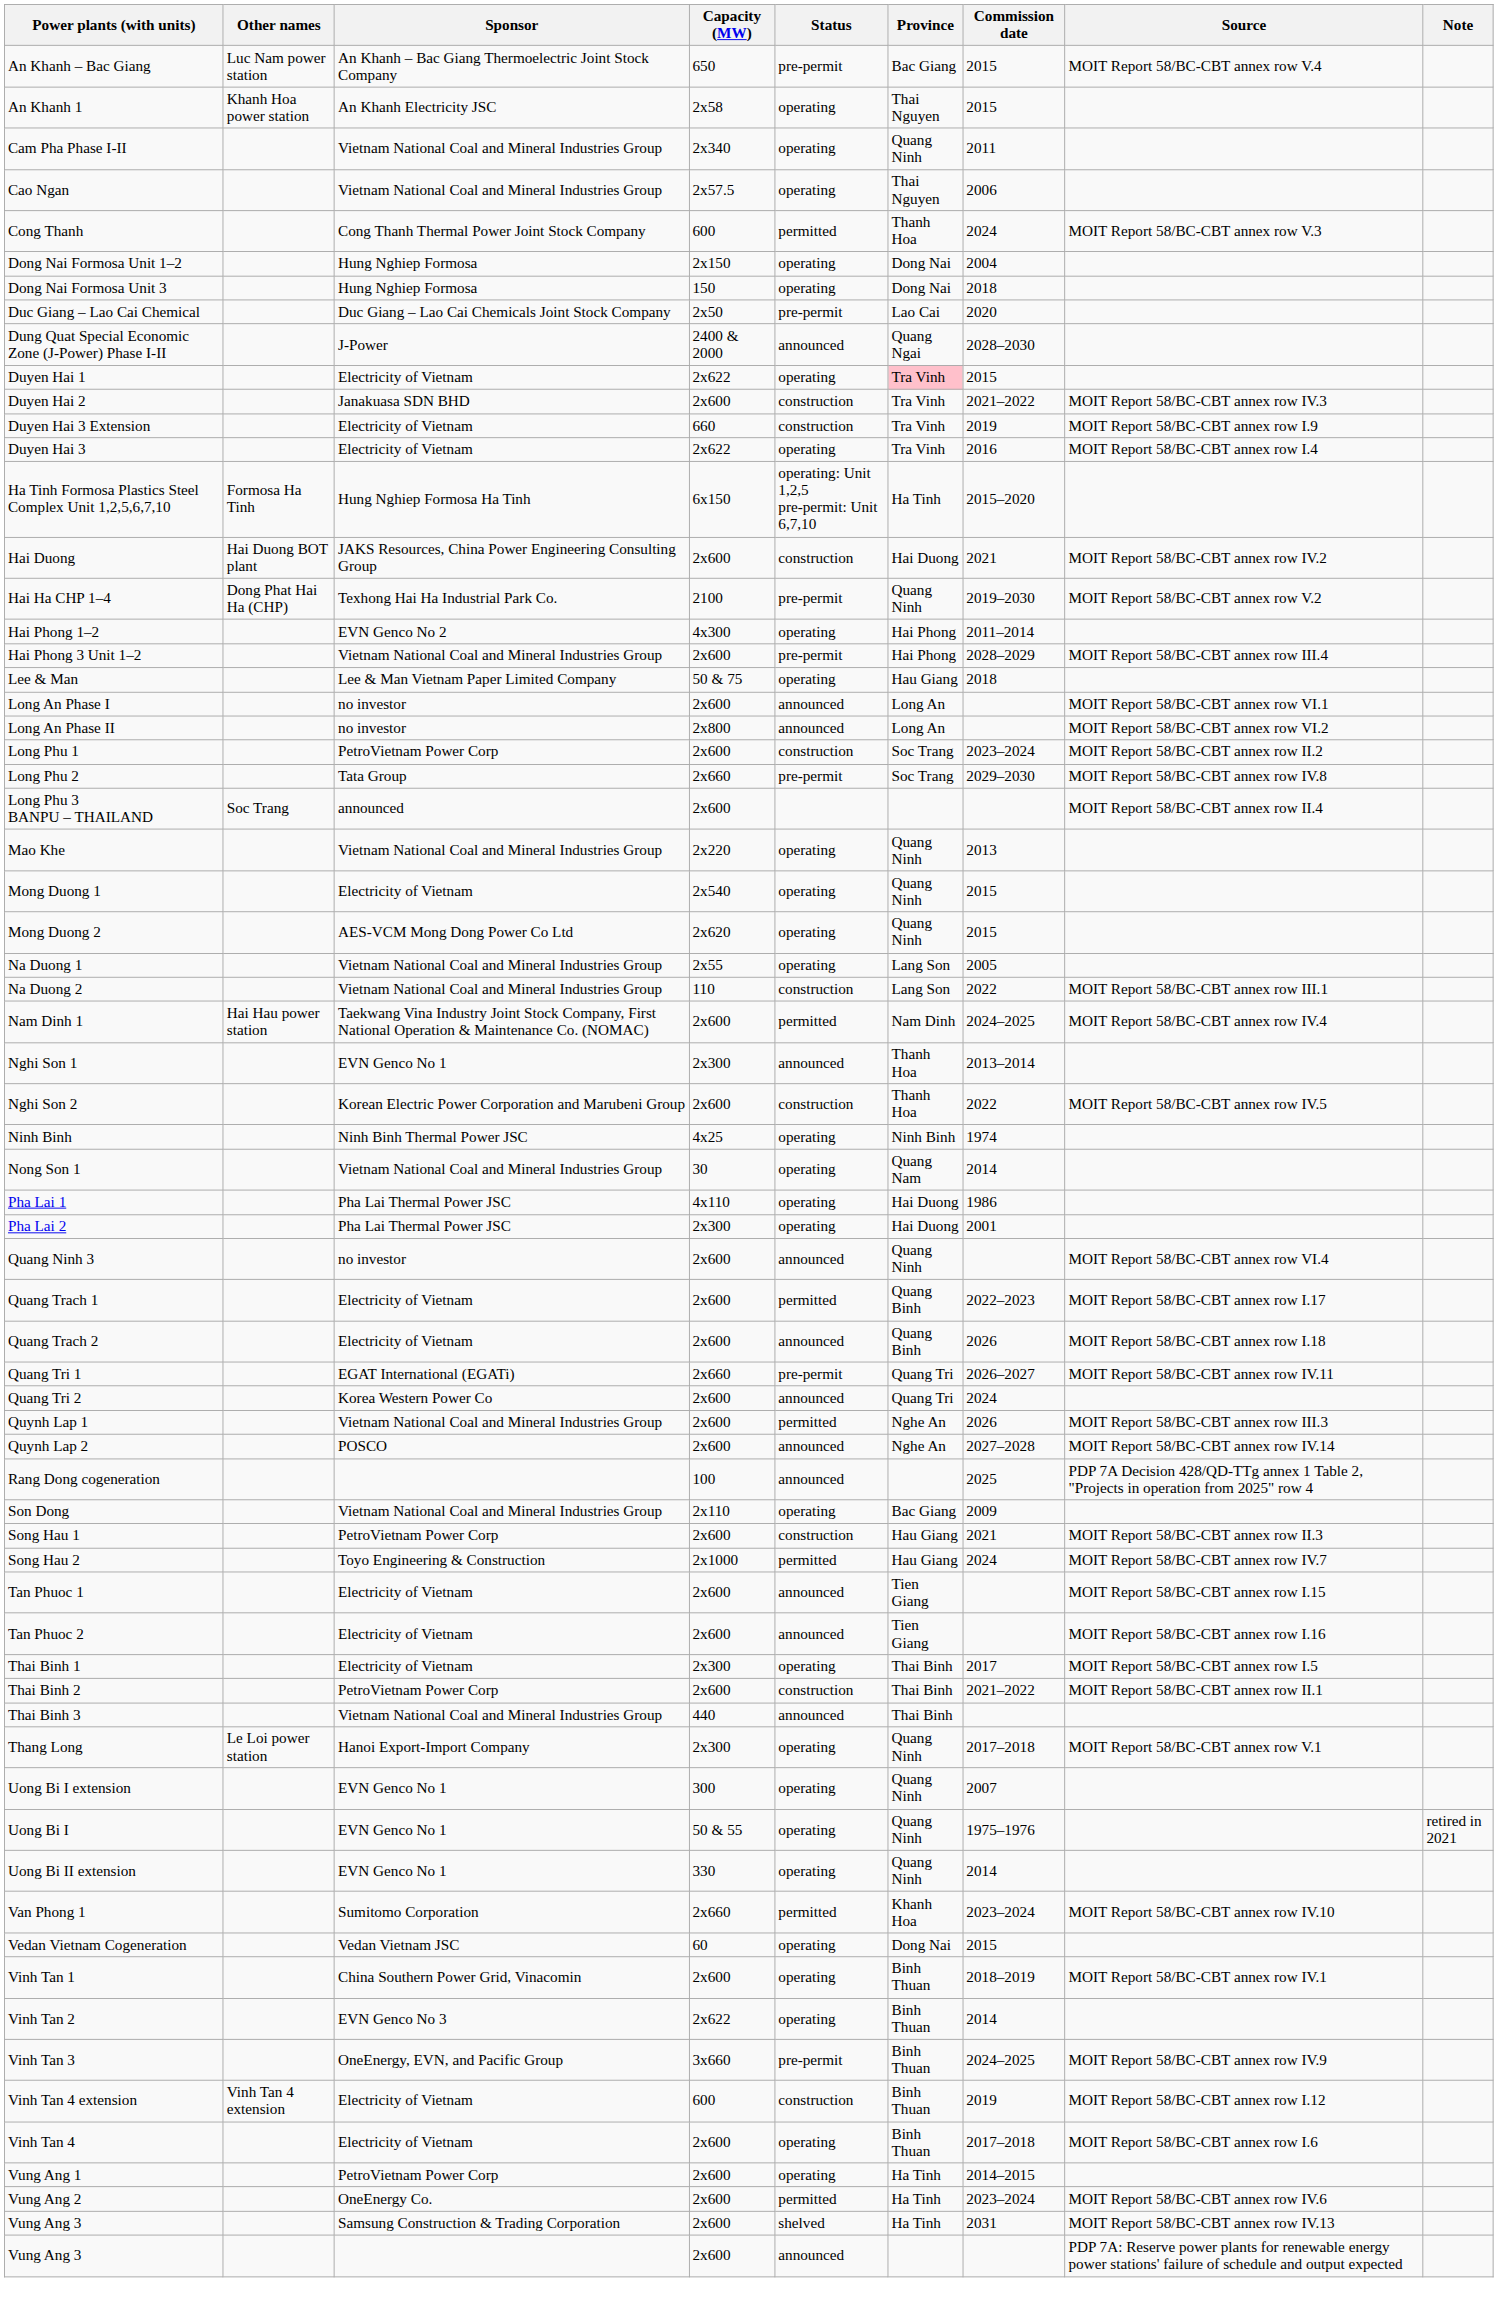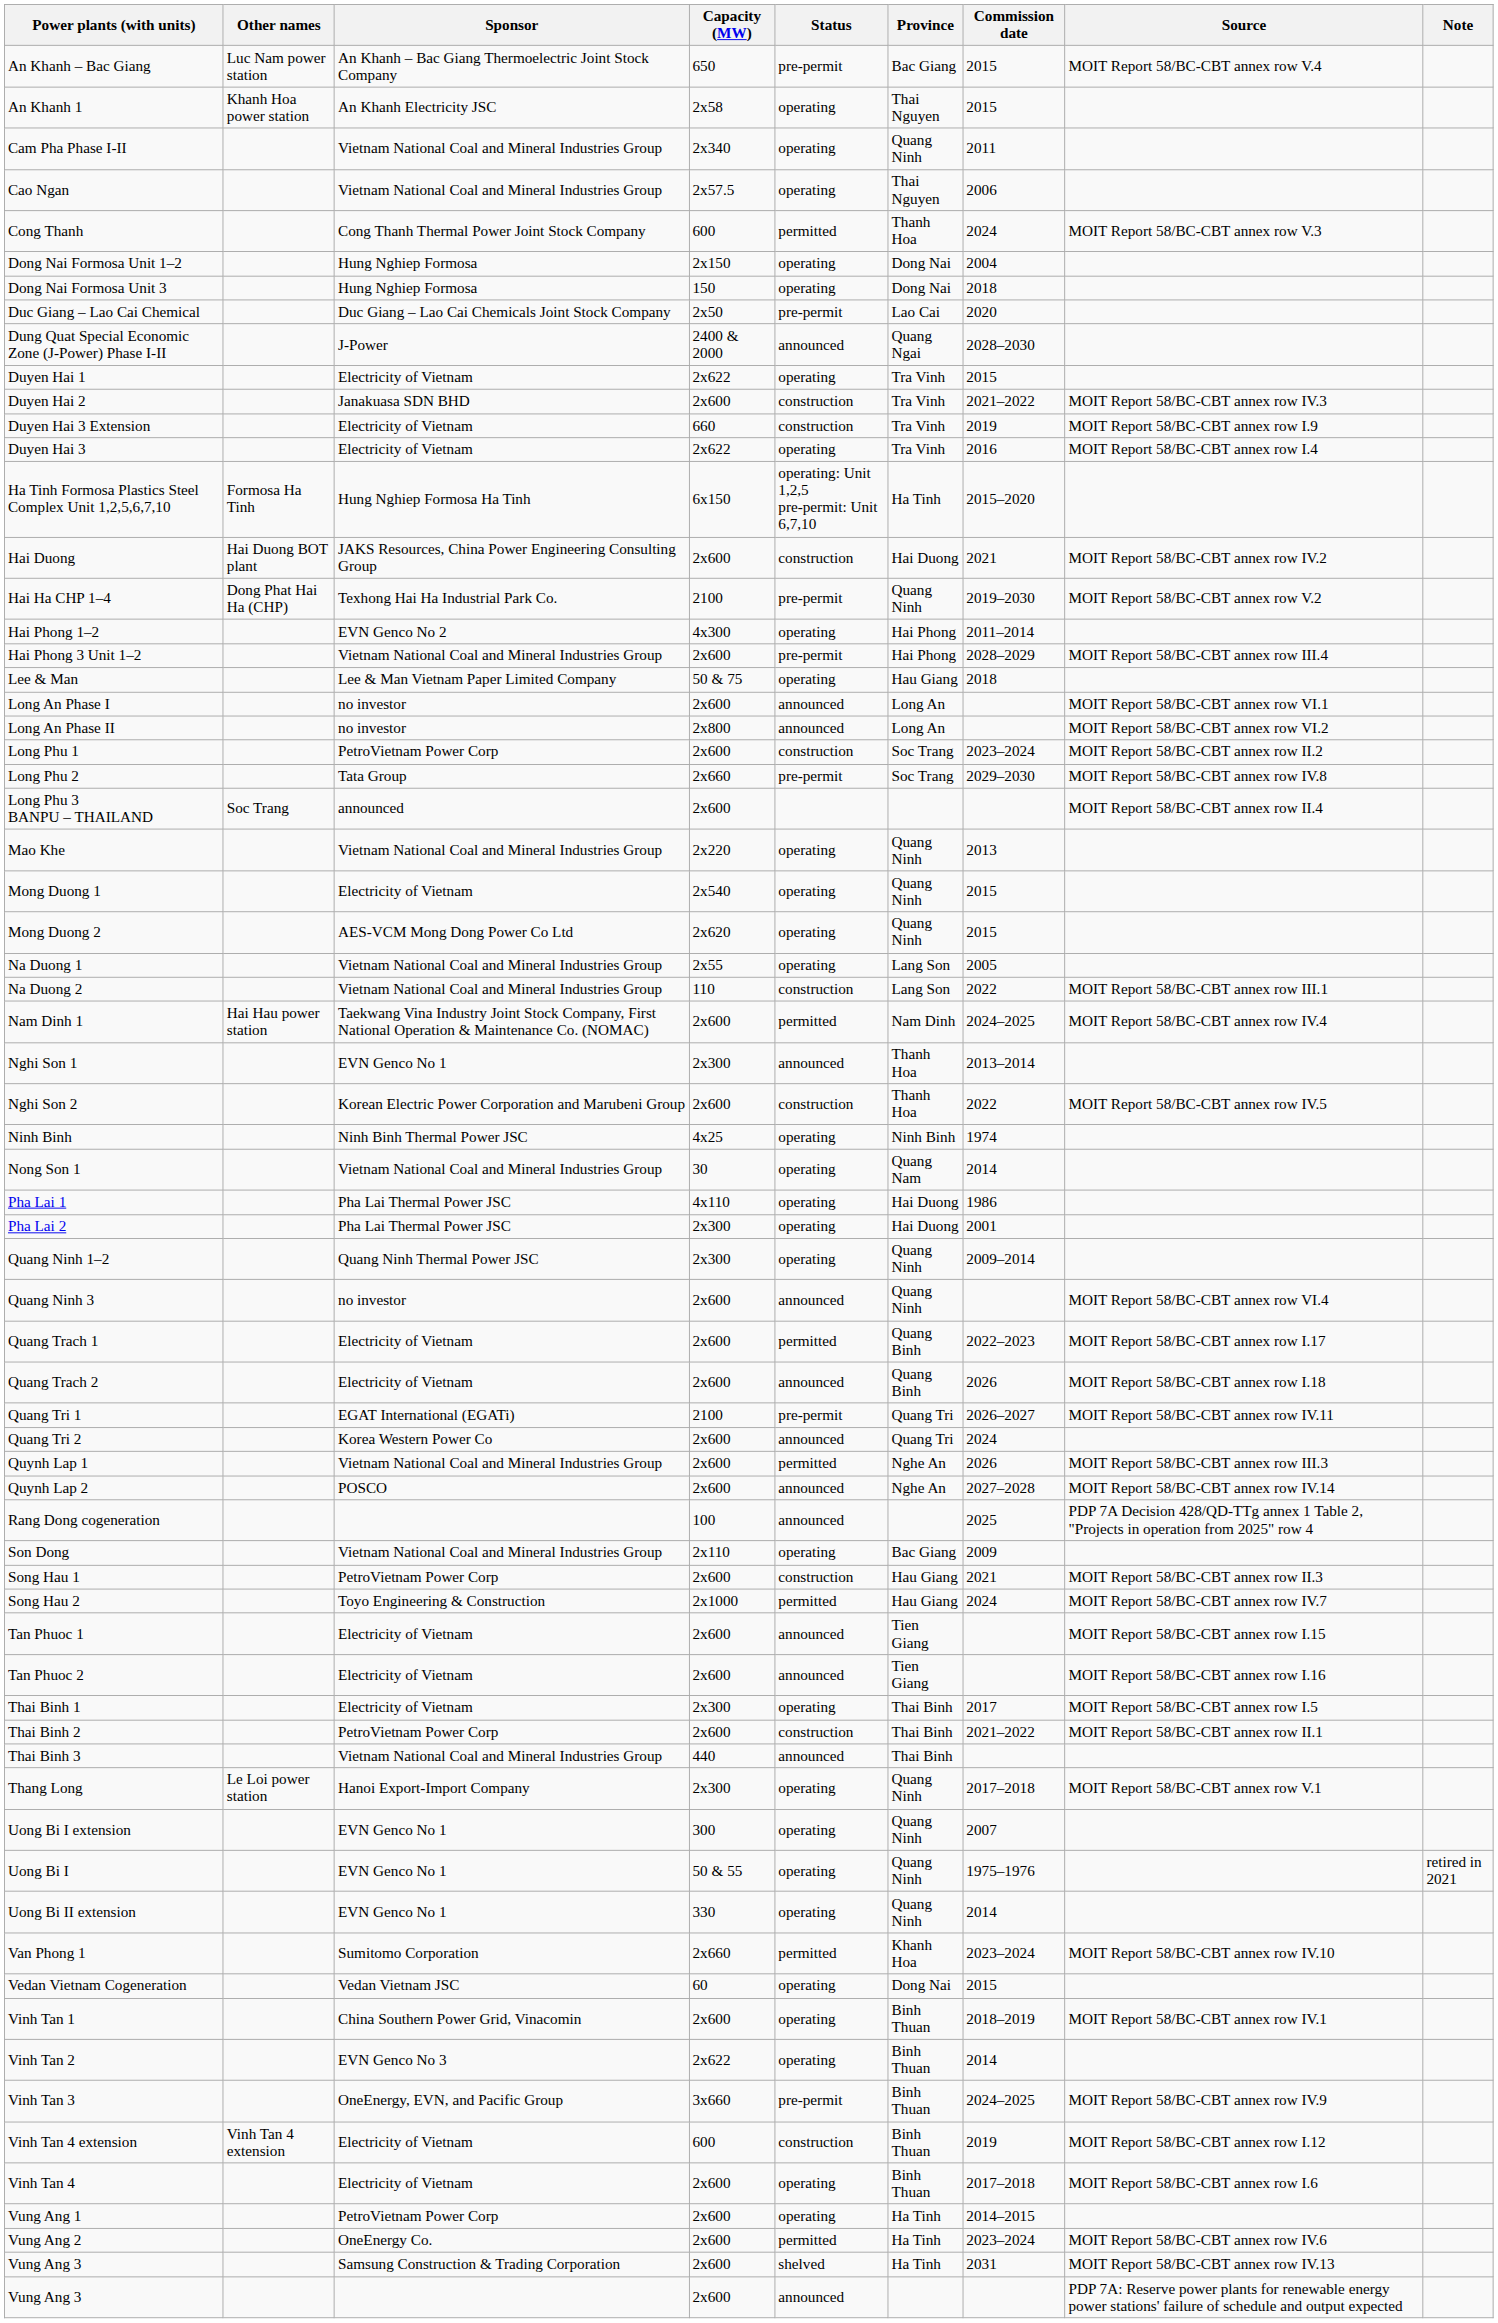(918, 377) pink background -> (918, 377) no background
+ row: (59, 1259)
(712, 1374) 2x660 -> (708, 1415) 2100
